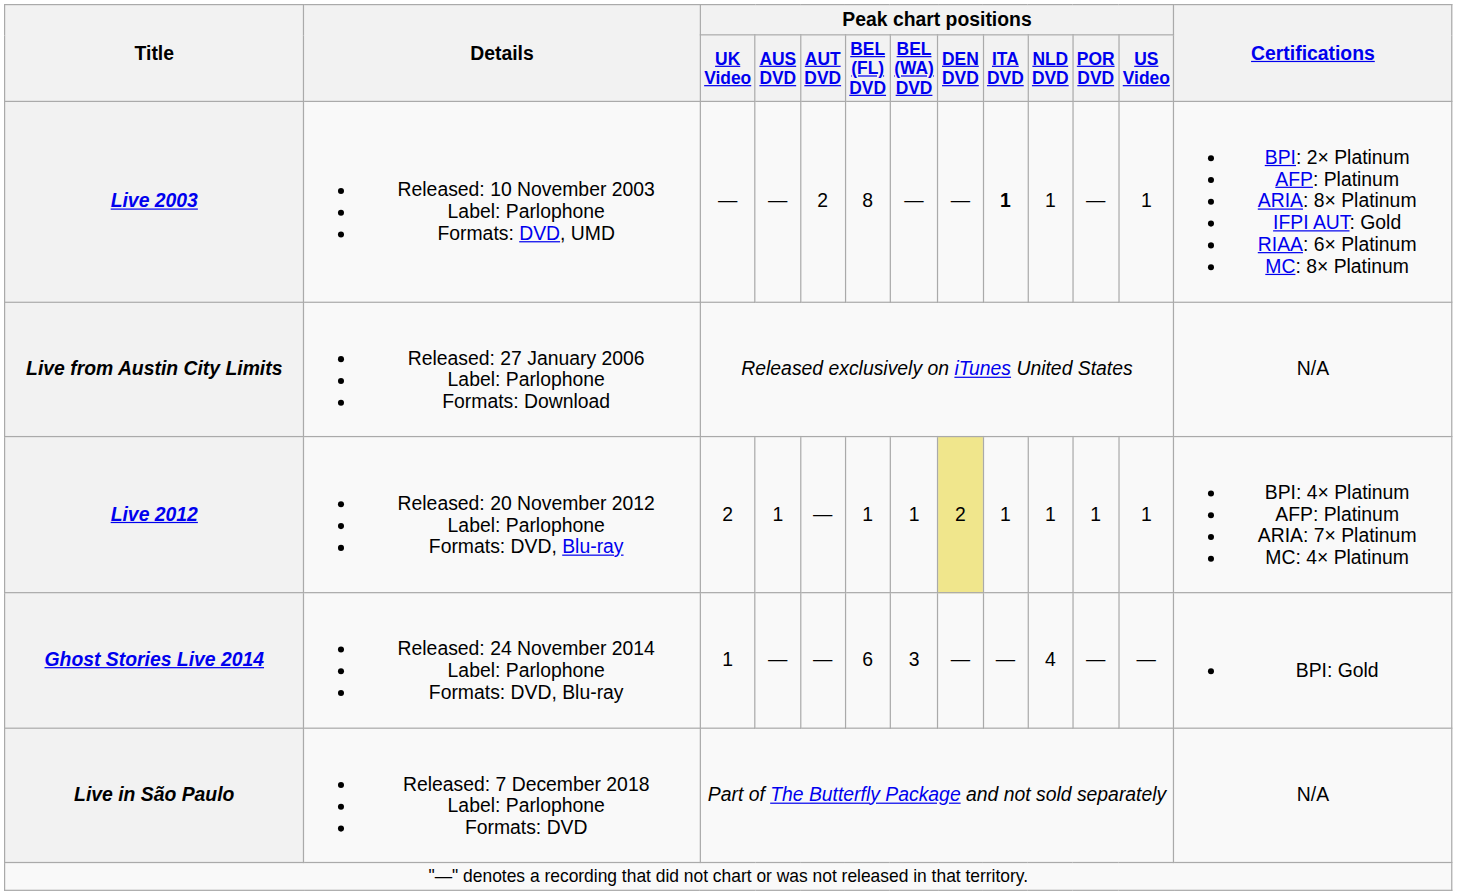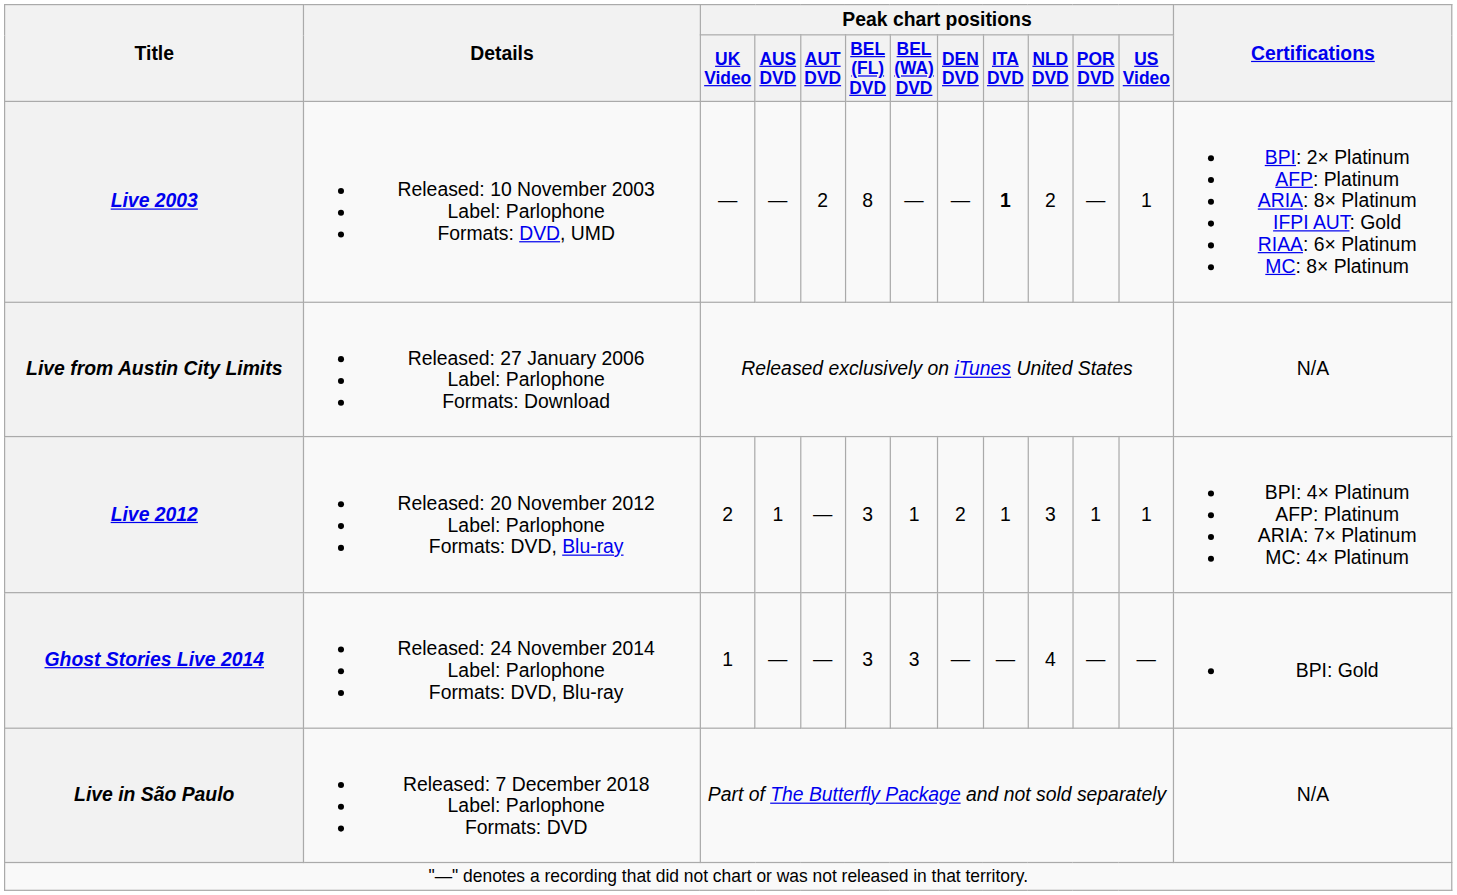(1050, 201) 1 -> (1050, 201) 2
(868, 514) 1 -> (868, 514) 3
(960, 514) khaki background -> (960, 514) no background
(1050, 514) 1 -> (1050, 514) 3
(868, 660) 6 -> (868, 660) 3
